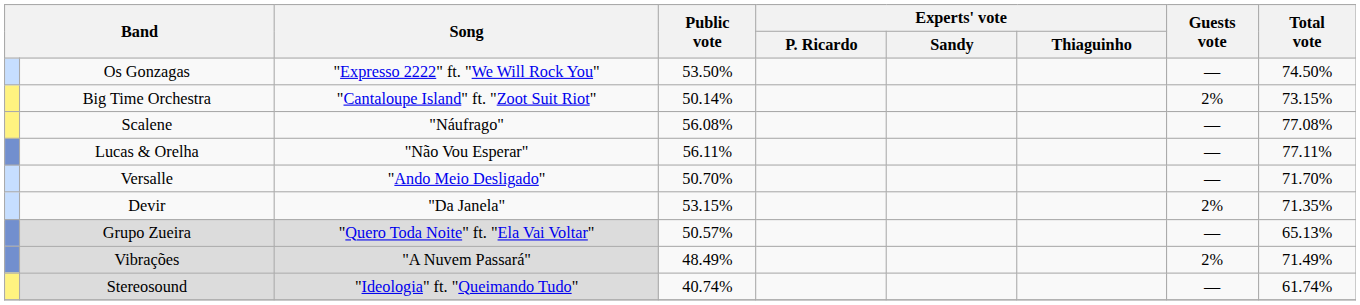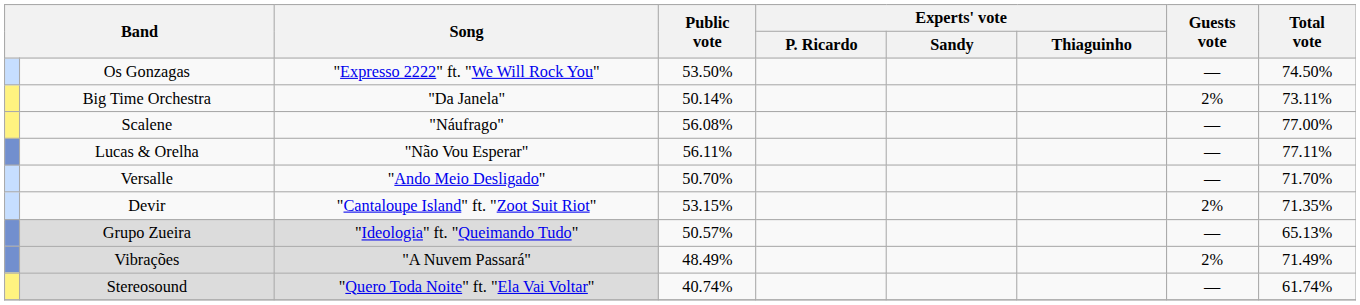(467, 98) "Cantaloupe Island" ft. "Zoot Suit Riot" -> (467, 98) "Da Janela"
(1307, 98) 73.15% -> (1307, 98) 73.11%
(1307, 125) 77.08% -> (1307, 125) 77.00%
(467, 205) "Da Janela" -> (467, 205) "Cantaloupe Island" ft. "Zoot Suit Riot"
(467, 232) "Quero Toda Noite" ft. "Ela Vai Voltar" -> (467, 232) "Ideologia" ft. "Queimando Tudo"
(467, 286) "Ideologia" ft. "Queimando Tudo" -> (467, 286) "Quero Toda Noite" ft. "Ela Vai Voltar"
